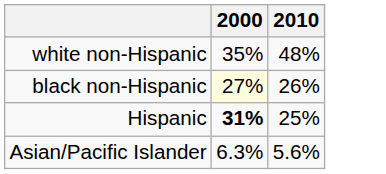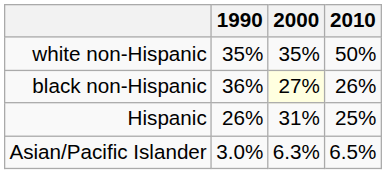+ column: (240, 20)
(299, 53) 48% -> (356, 53) 50%
(243, 119) bold -> (299, 119) normal
(296, 151) 5.6% -> (353, 151) 6.5%
